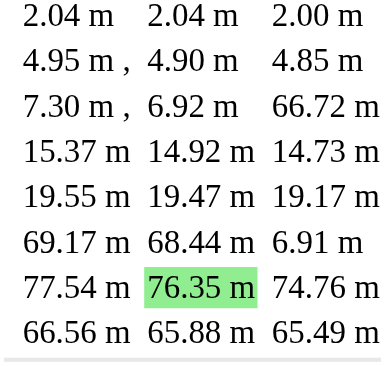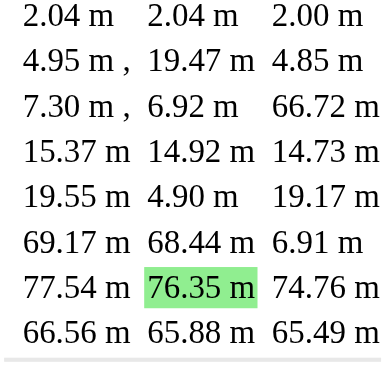(193, 60) 4.90 m -> (201, 60) 19.47 m
(201, 196) 19.47 m -> (193, 196) 4.90 m
